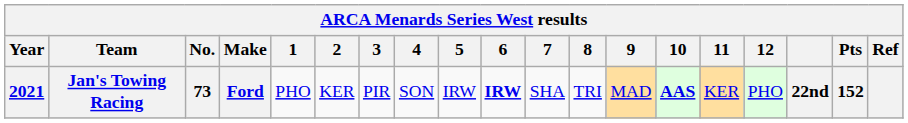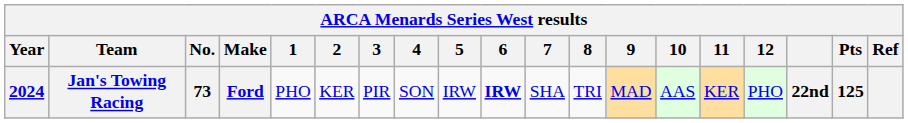(27, 91) 2021 -> (27, 91) 2024
(678, 91) bold -> (678, 91) normal
(850, 91) 152 -> (850, 91) 125
